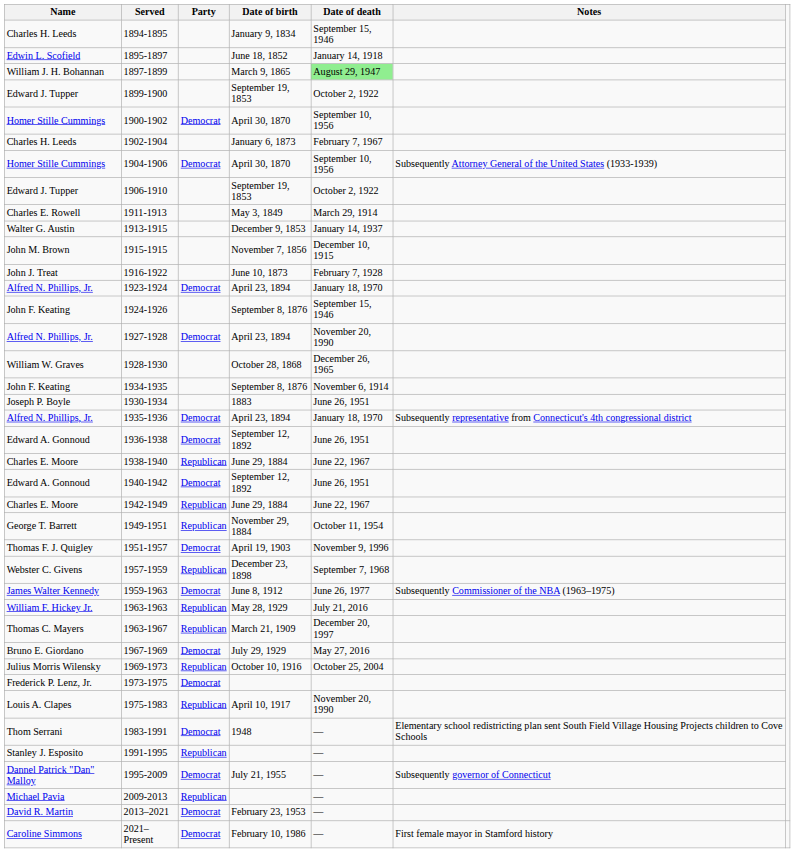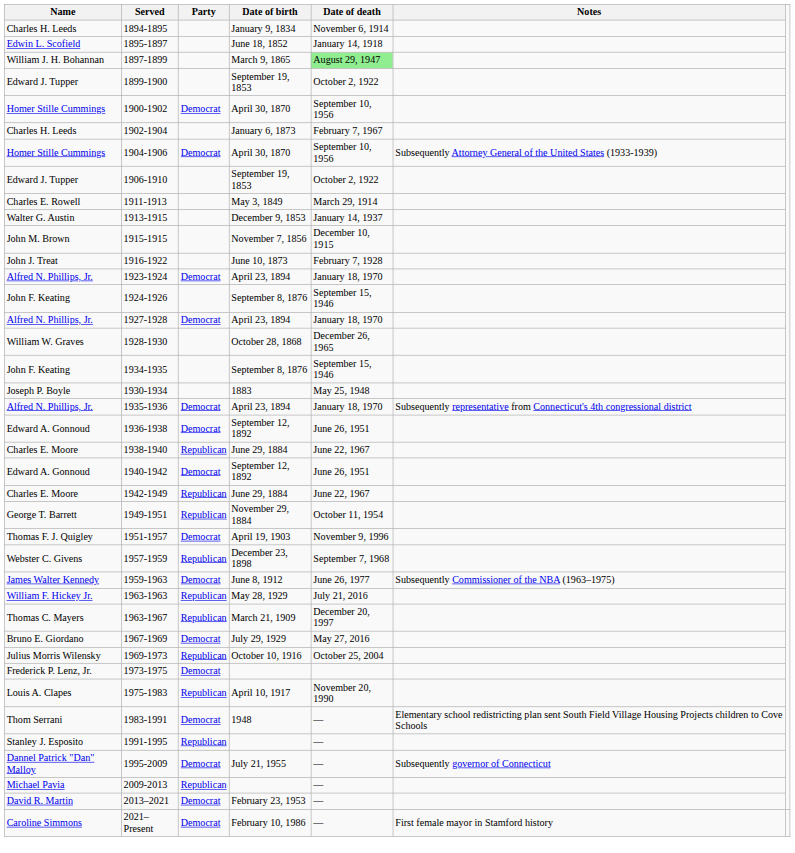(342, 34) September 15, 1946 -> (351, 28) November 6, 1914
(342, 337) November 20, 1990 -> (348, 320) January 18, 1970
(351, 386) November 6, 1914 -> (342, 369) September 15, 1946
(341, 402) June 26, 1951 -> (341, 390) May 25, 1948
